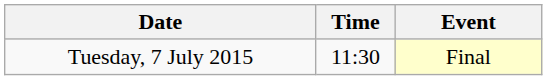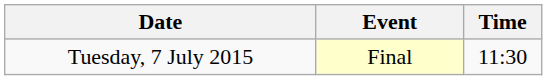columns swapped: (355, 21) <-> (468, 21)
